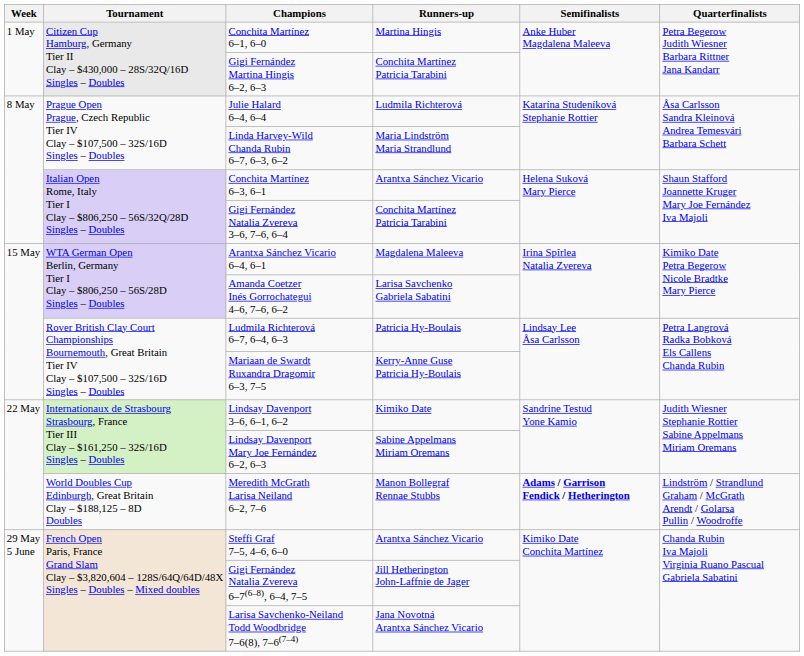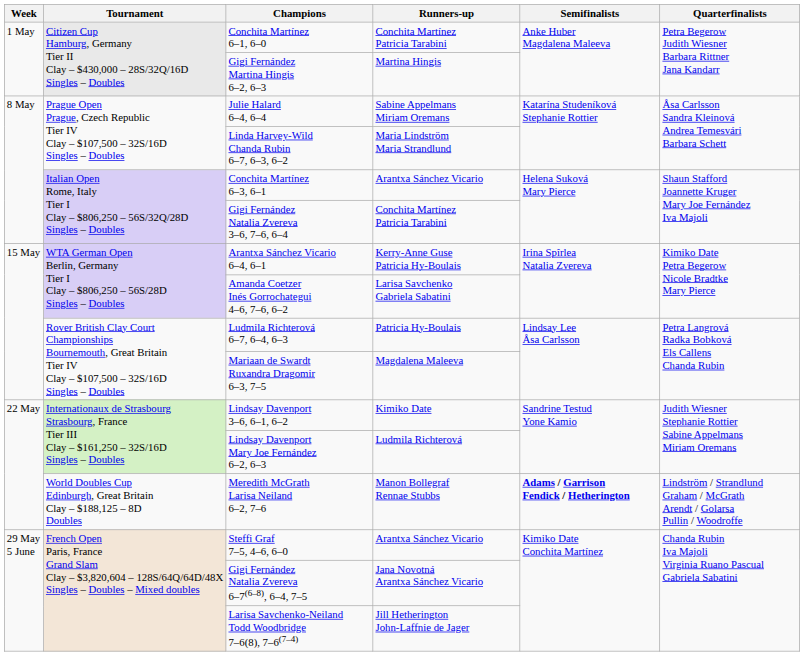(408, 31) Martina Hingis -> (416, 37) Conchita Martínez Patricia Tarabini
(416, 68) Conchita Martínez Patricia Tarabini -> (408, 61) Martina Hingis
(419, 105) Ludmila Richterová -> (416, 111) Sabine Appelmans Miriam Oremans
(419, 253) Magdalena Maleeva -> (418, 259) Kerry-Anne Guse Patricia Hy-Boulais
(418, 367) Kerry-Anne Guse Patricia Hy-Boulais -> (419, 360) Magdalena Maleeva
(416, 445) Sabine Appelmans Miriam Oremans -> (419, 439) Ludmila Richterová
(422, 575) Jill Hetherington John-Laffnie de Jager -> (429, 575) Jana Novotná Arantxa Sánchez Vicario
(429, 621) Jana Novotná Arantxa Sánchez Vicario -> (422, 621) Jill Hetherington John-Laffnie de Jager
